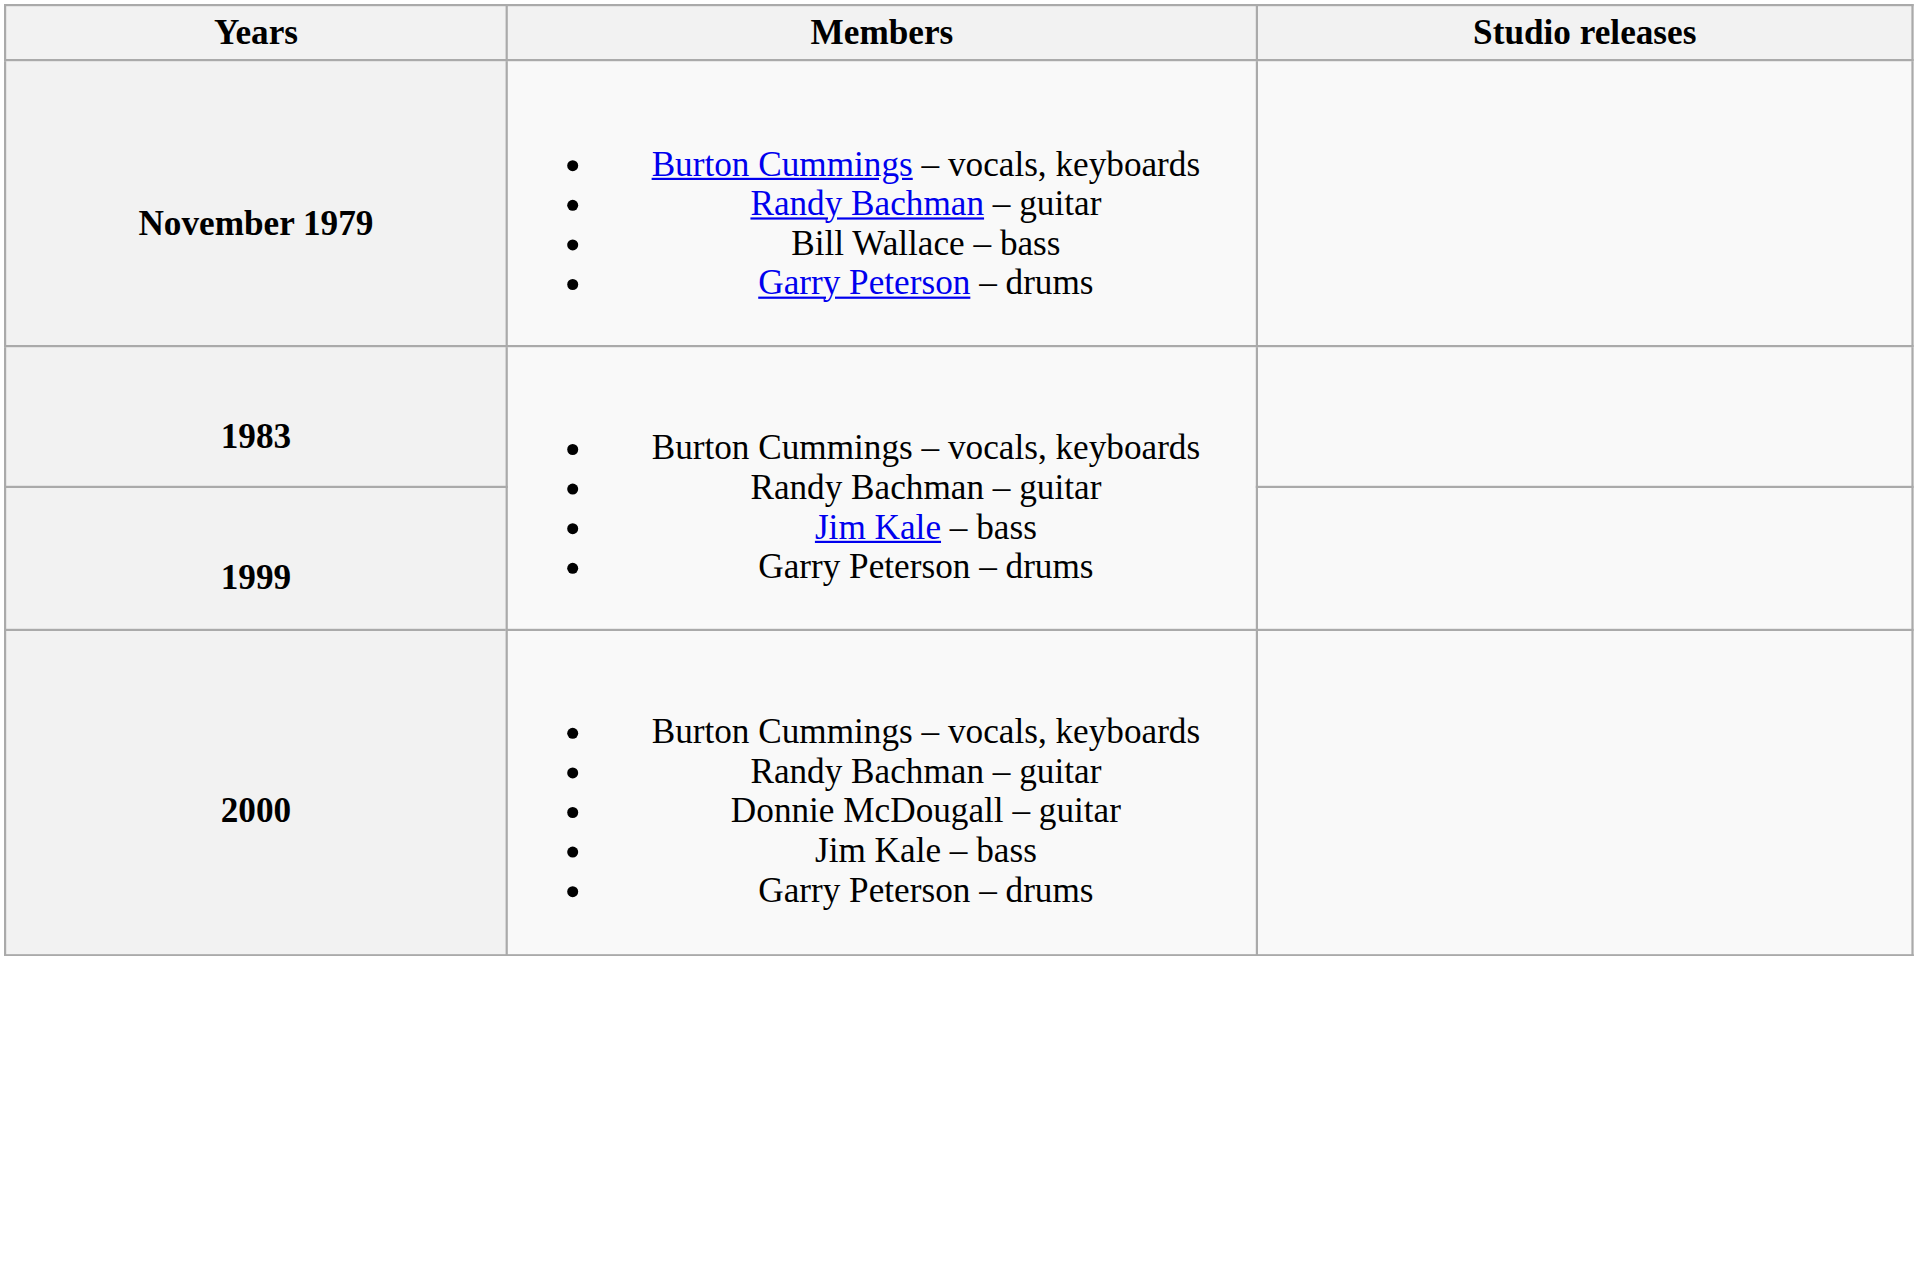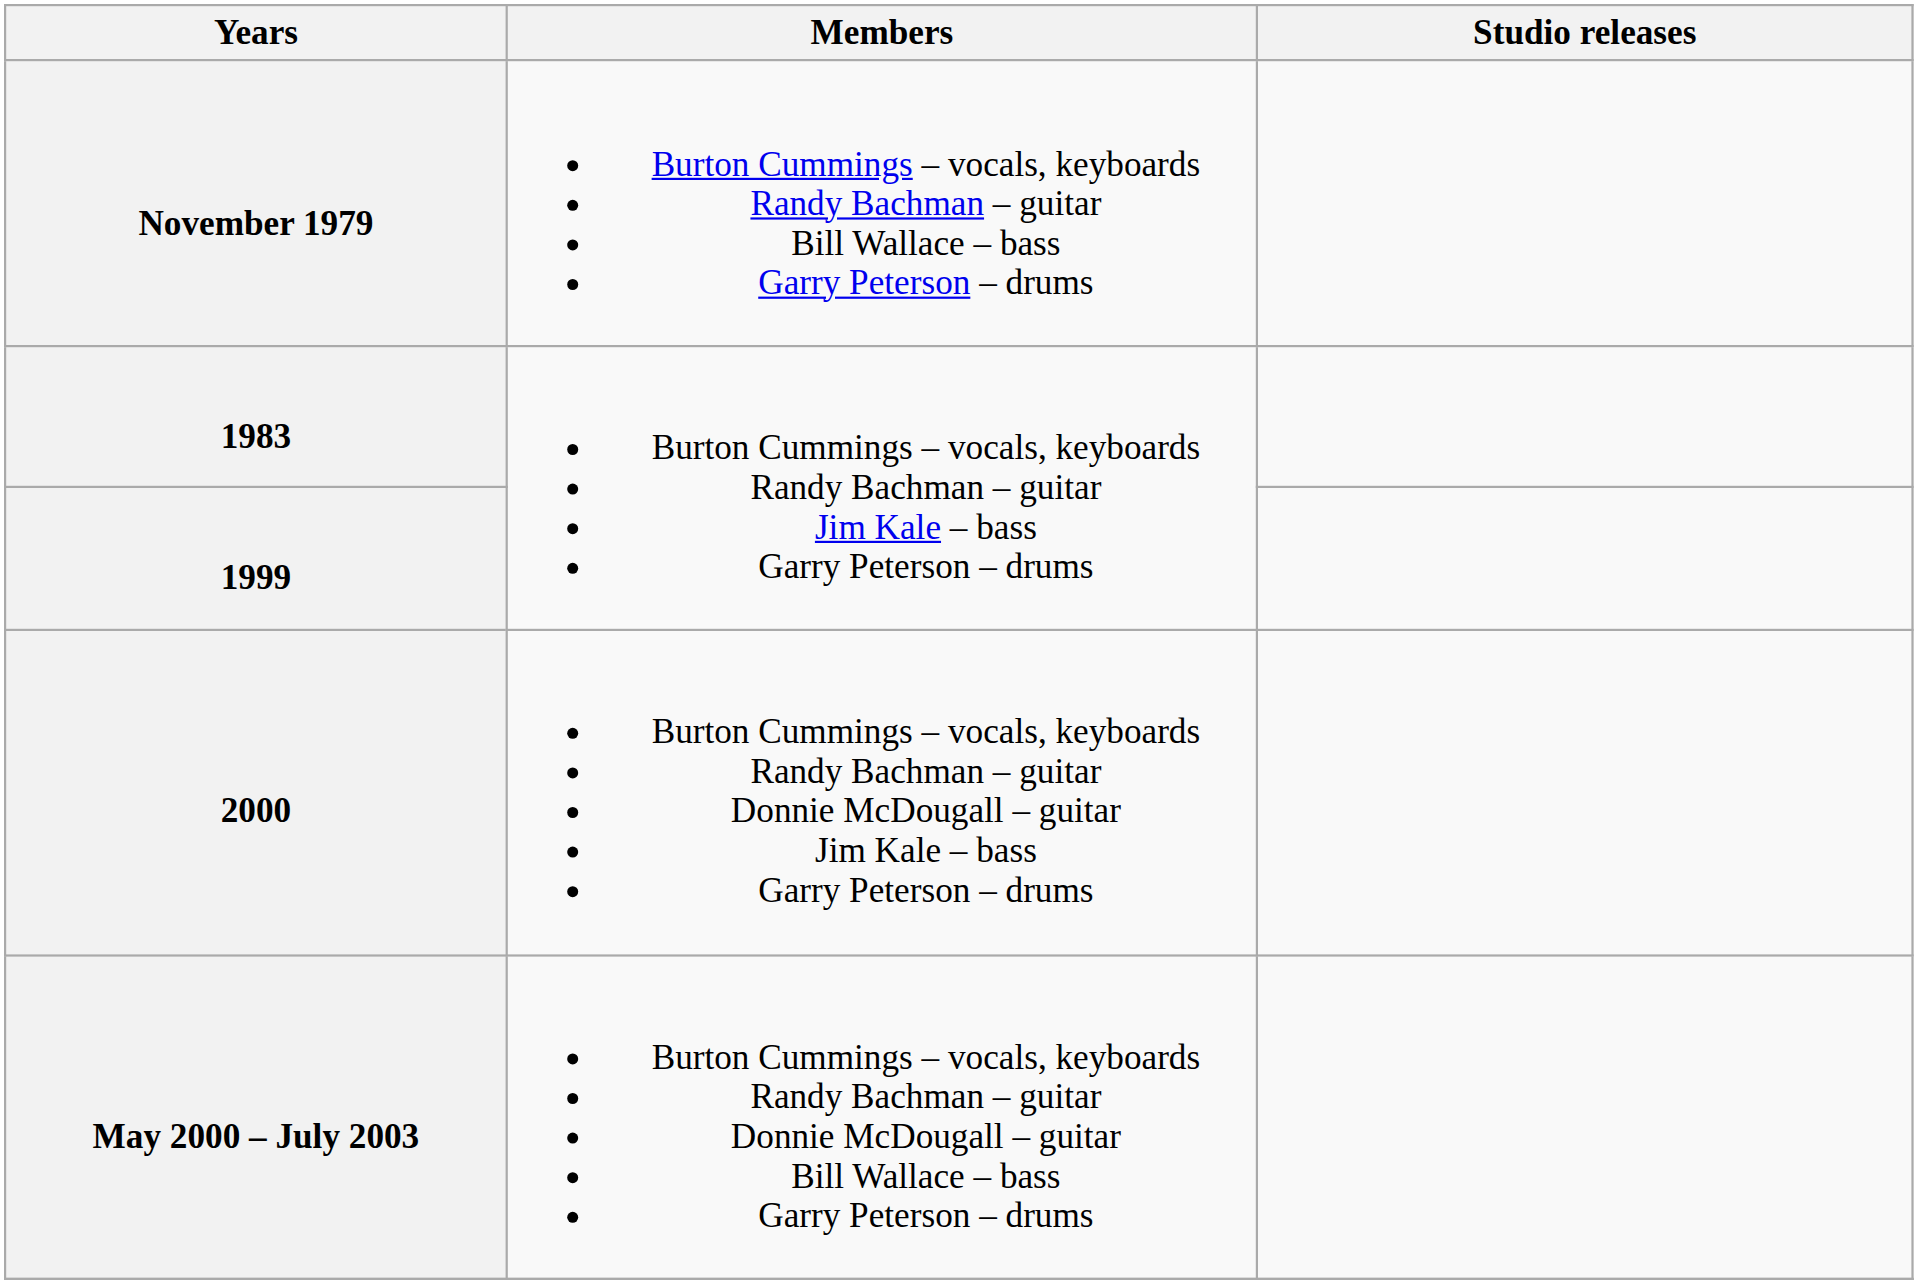+ row: (256, 1135)
